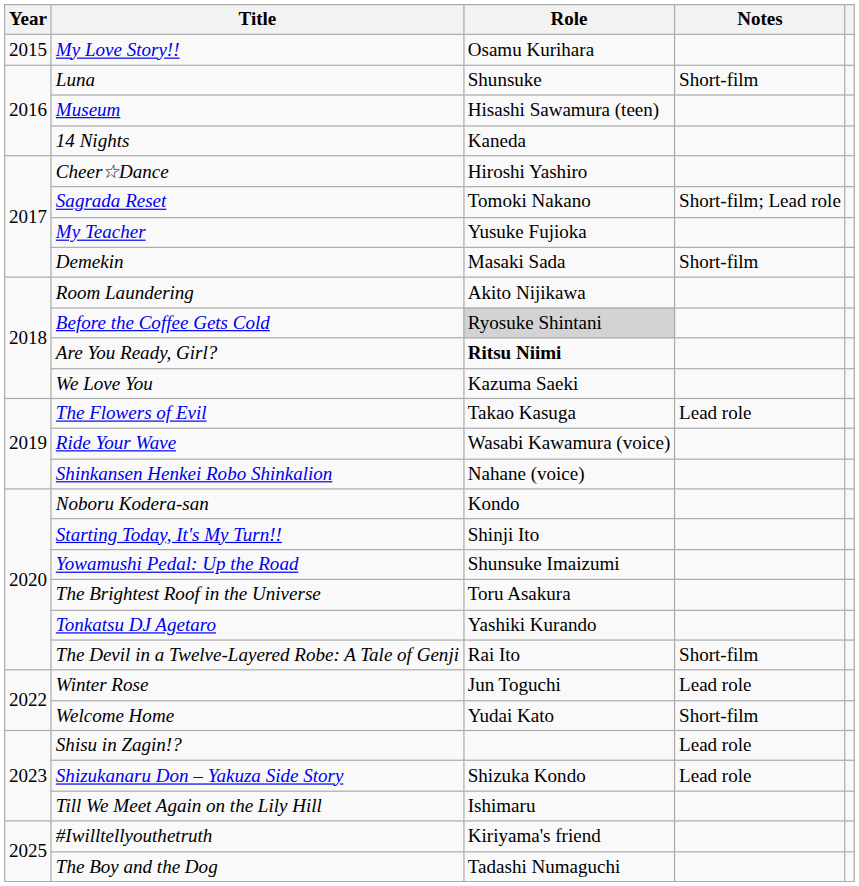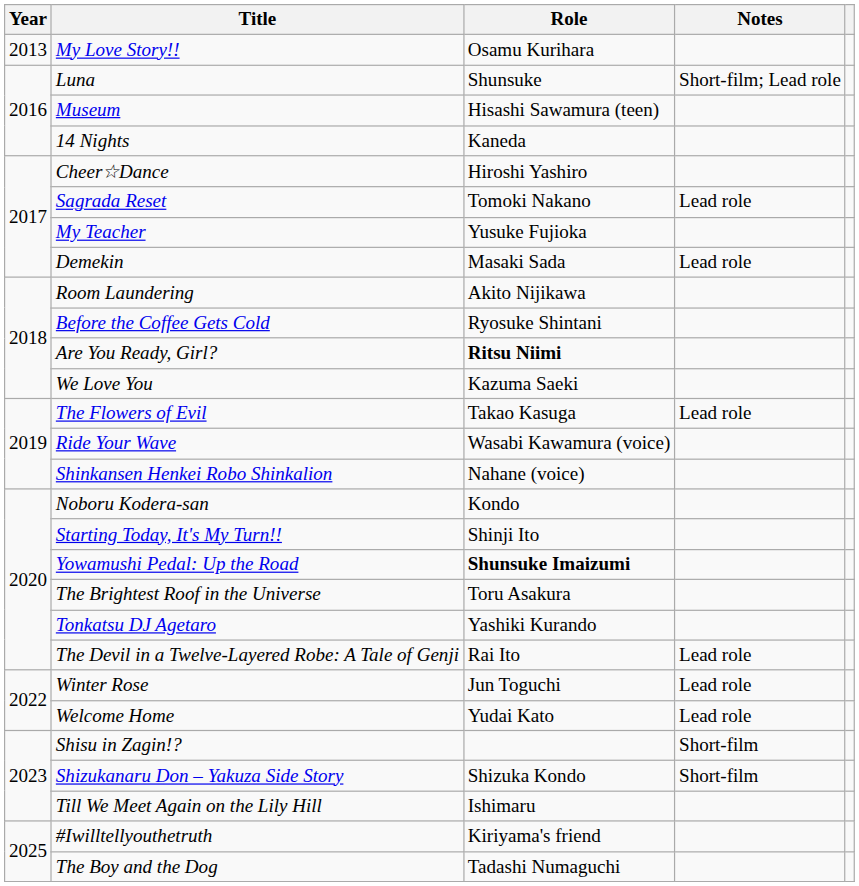(28, 49) 2015 -> (28, 49) 2013
(719, 79) Short-film -> (760, 79) Short-film; Lead role
(760, 201) Short-film; Lead role -> (715, 201) Lead role
(719, 262) Short-film -> (715, 262) Lead role
(535, 322) lightgrey background -> (535, 322) no background
(544, 564) normal -> (549, 564) bold
(719, 654) Short-film -> (715, 654) Lead role
(719, 715) Short-film -> (715, 715) Lead role
(715, 745) Lead role -> (719, 745) Short-film
(715, 775) Lead role -> (719, 775) Short-film
